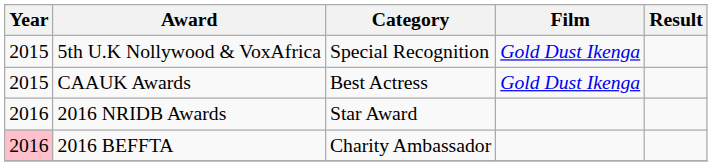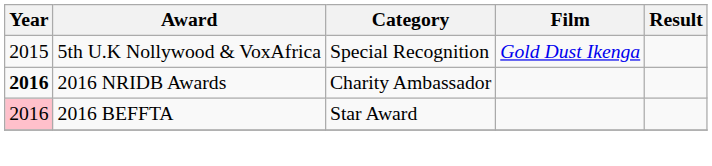- row: (124, 82)
(29, 113) normal -> (29, 82) bold
(374, 113) Star Award -> (411, 82) Charity Ambassador
(411, 144) Charity Ambassador -> (374, 113) Star Award
